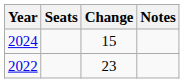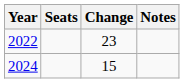rows swapped: (23, 66) <-> (23, 41)
